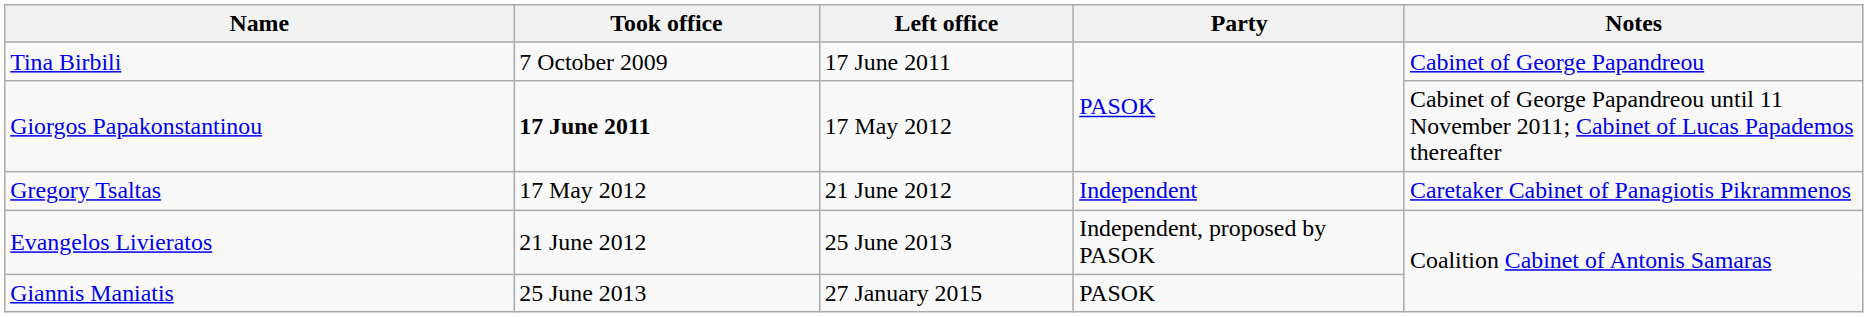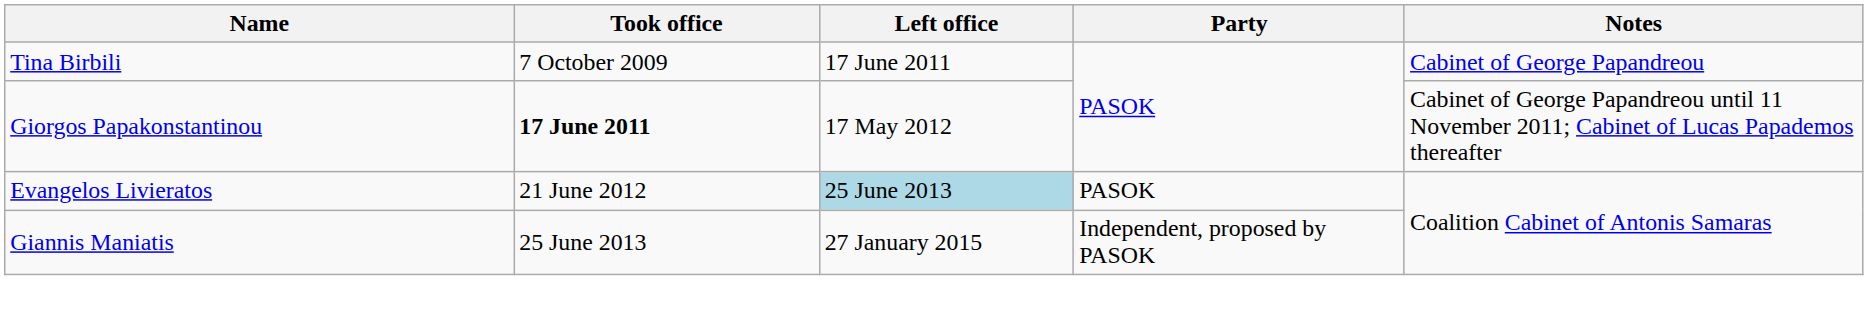- row: (86, 190)
(888, 241) no background -> (888, 190) lightblue background
(1203, 241) Independent, proposed by PASOK -> (1117, 190) PASOK
(1117, 292) PASOK -> (1203, 241) Independent, proposed by PASOK
